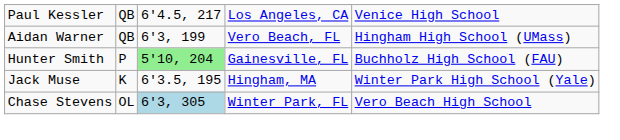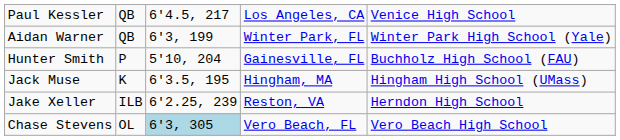(284, 37) Vero Beach, FL -> (304, 37) Winter Park, FL
(463, 37) Hingham High School (UMass) -> (491, 37) Winter Park High School (Yale)
(177, 59) lightgreen background -> (185, 59) no background
(475, 81) Winter Park High School (Yale) -> (479, 81) Hingham High School (UMass)
+ row: (52, 103)
(288, 103) Winter Park, FL -> (300, 125) Vero Beach, FL
